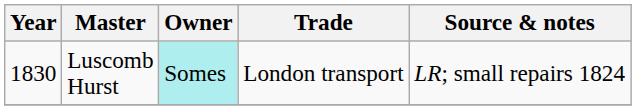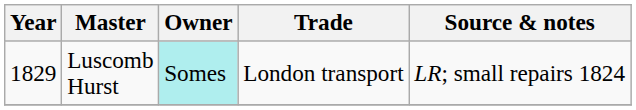(33, 72) 1830 -> (33, 72) 1829
